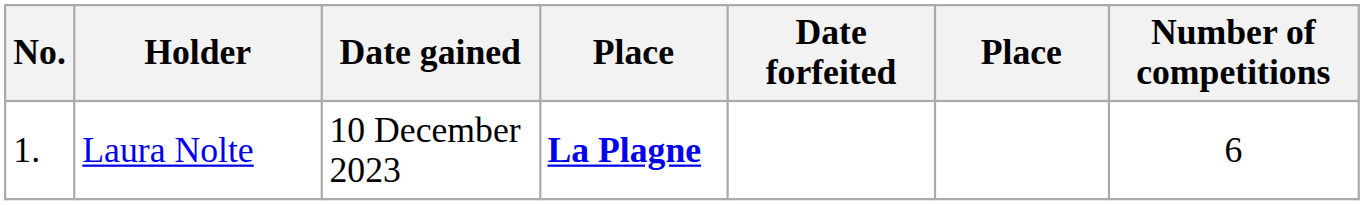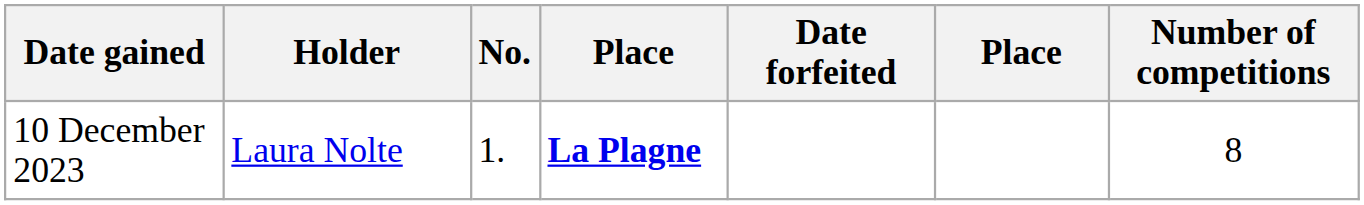columns swapped: (40, 52) <-> (430, 52)
(1233, 149) 6 -> (1233, 149) 8
